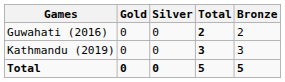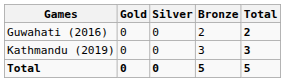columns swapped: (257, 14) <-> (215, 14)
